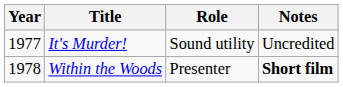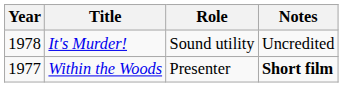(25, 43) 1977 -> (25, 43) 1978
(25, 69) 1978 -> (25, 69) 1977
